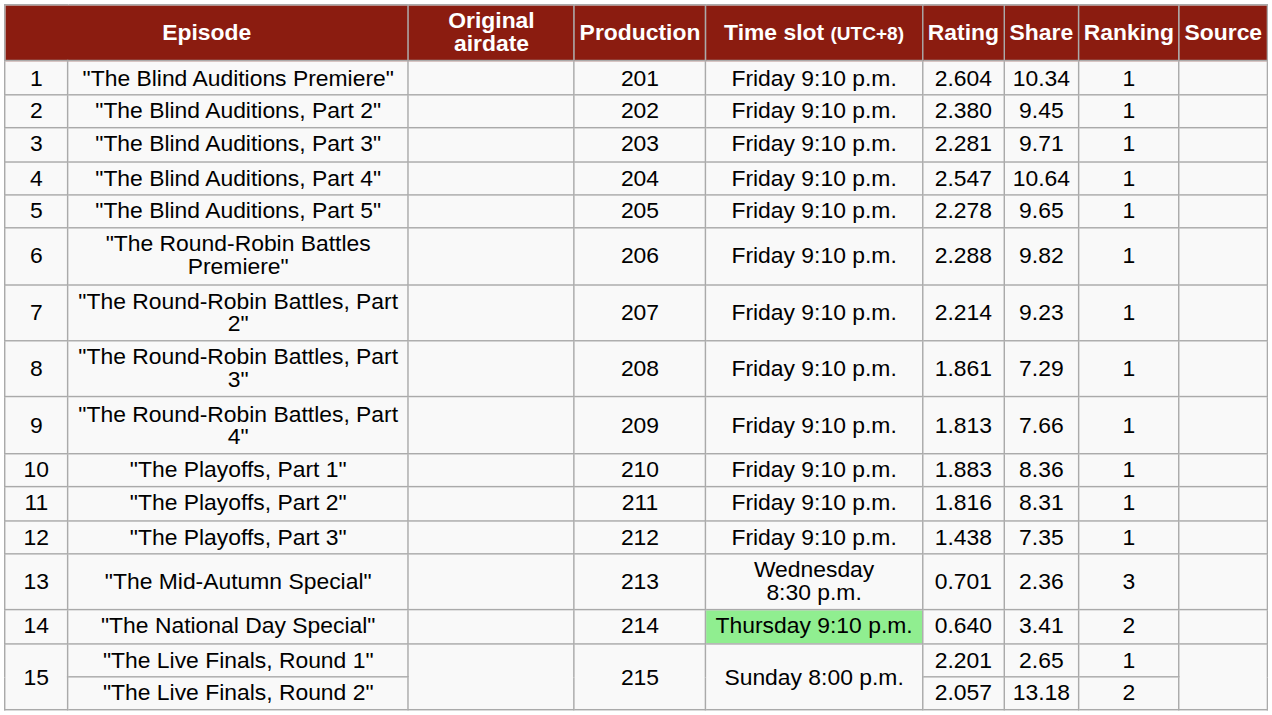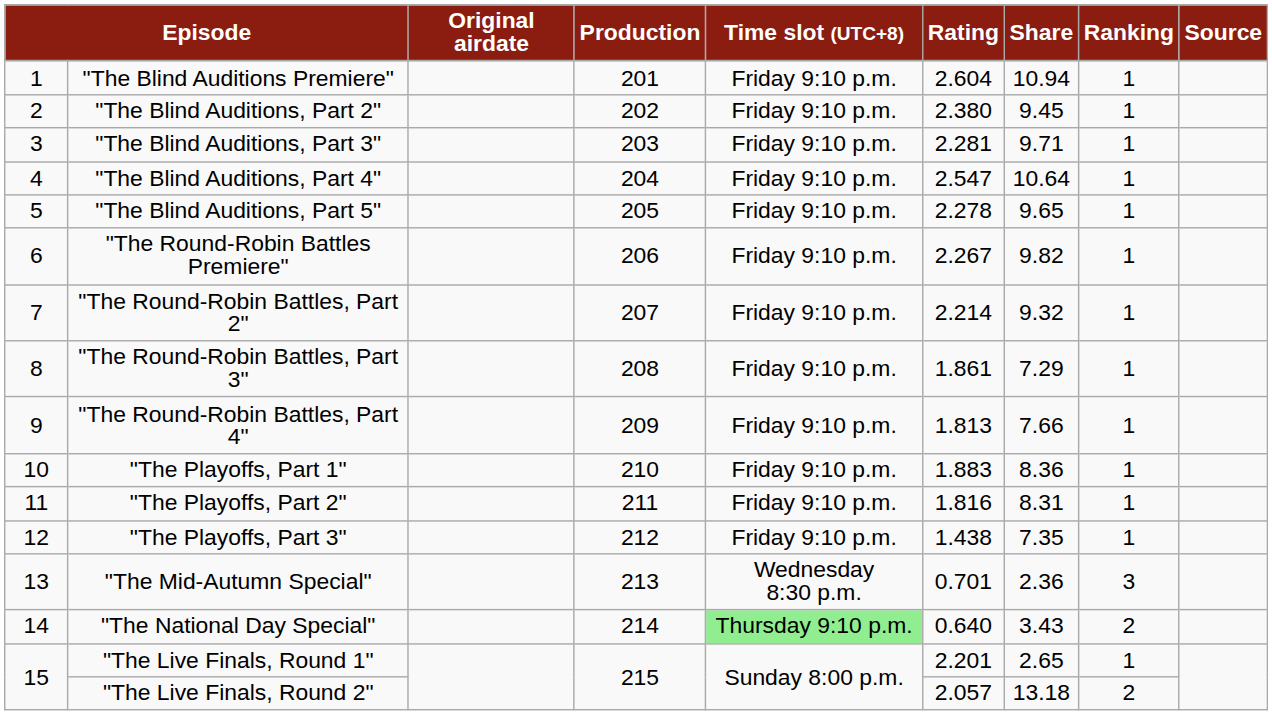(1041, 77) 10.34 -> (1041, 77) 10.94
(963, 256) 2.288 -> (963, 256) 2.267
(1041, 312) 9.23 -> (1041, 312) 9.32
(1041, 626) 3.41 -> (1041, 626) 3.43
